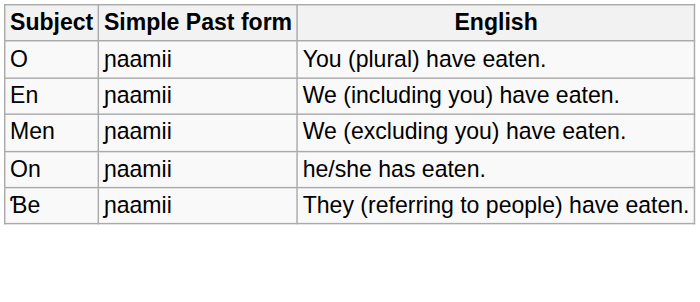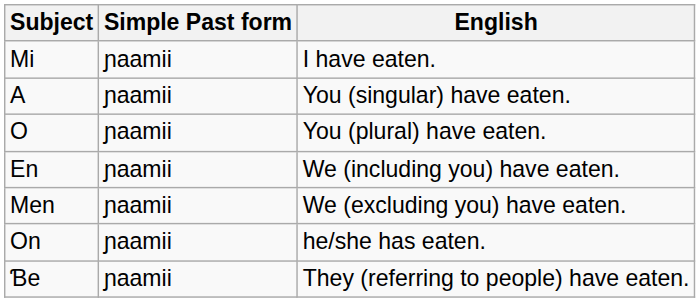+ row: (22, 59)
+ row: (18, 95)
